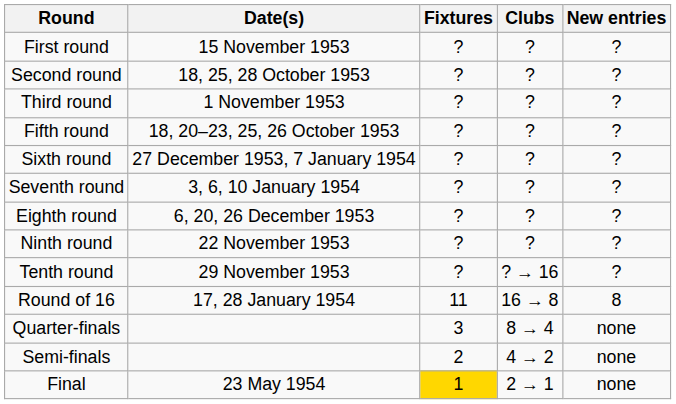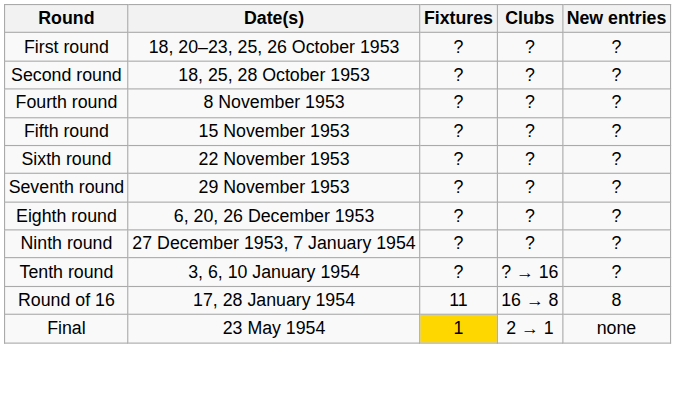(274, 46) 15 November 1953 -> (274, 46) 18, 20–23, 25, 26 October 1953
- row: (66, 103)
+ row: (66, 103)
(274, 131) 18, 20–23, 25, 26 October 1953 -> (274, 131) 15 November 1953
(274, 159) 27 December 1953, 7 January 1954 -> (274, 159) 22 November 1953
(274, 187) 3, 6, 10 January 1954 -> (274, 187) 29 November 1953
(274, 243) 22 November 1953 -> (274, 243) 27 December 1953, 7 January 1954
(274, 272) 29 November 1953 -> (274, 272) 3, 6, 10 January 1954
- row: (66, 328)
- row: (66, 356)
